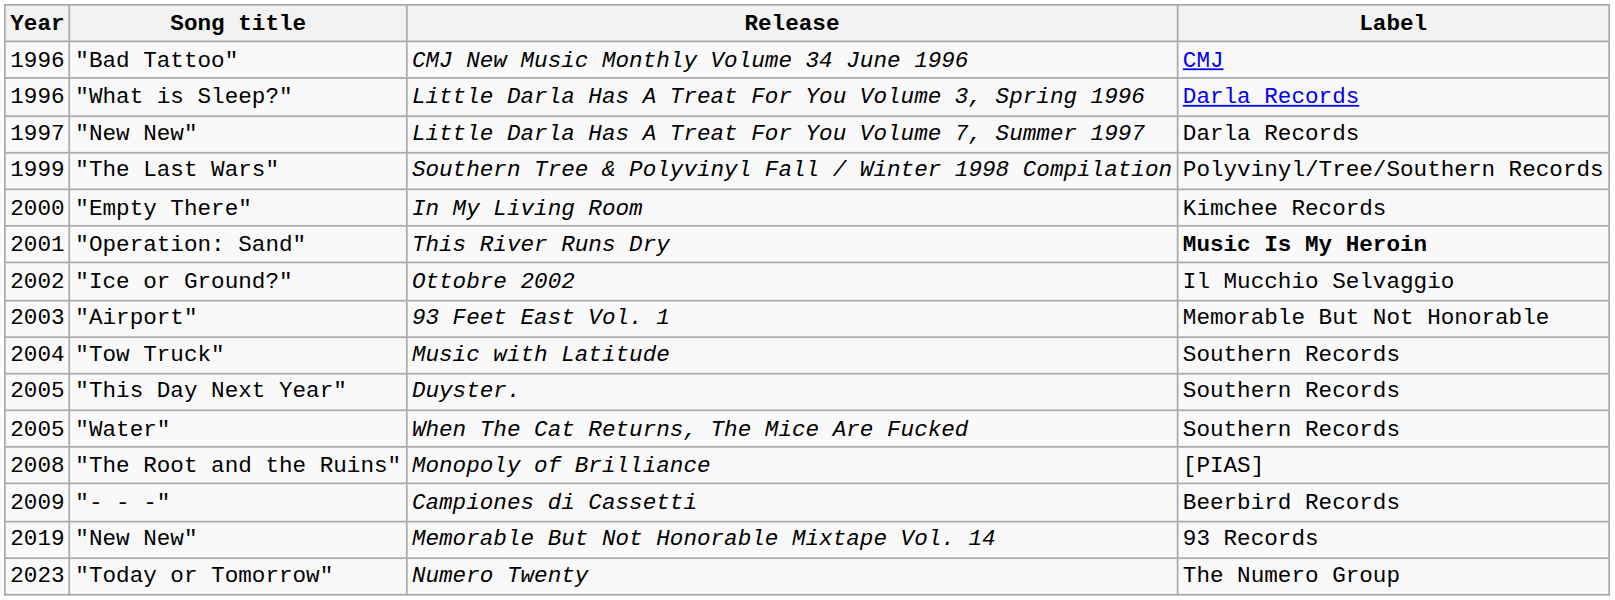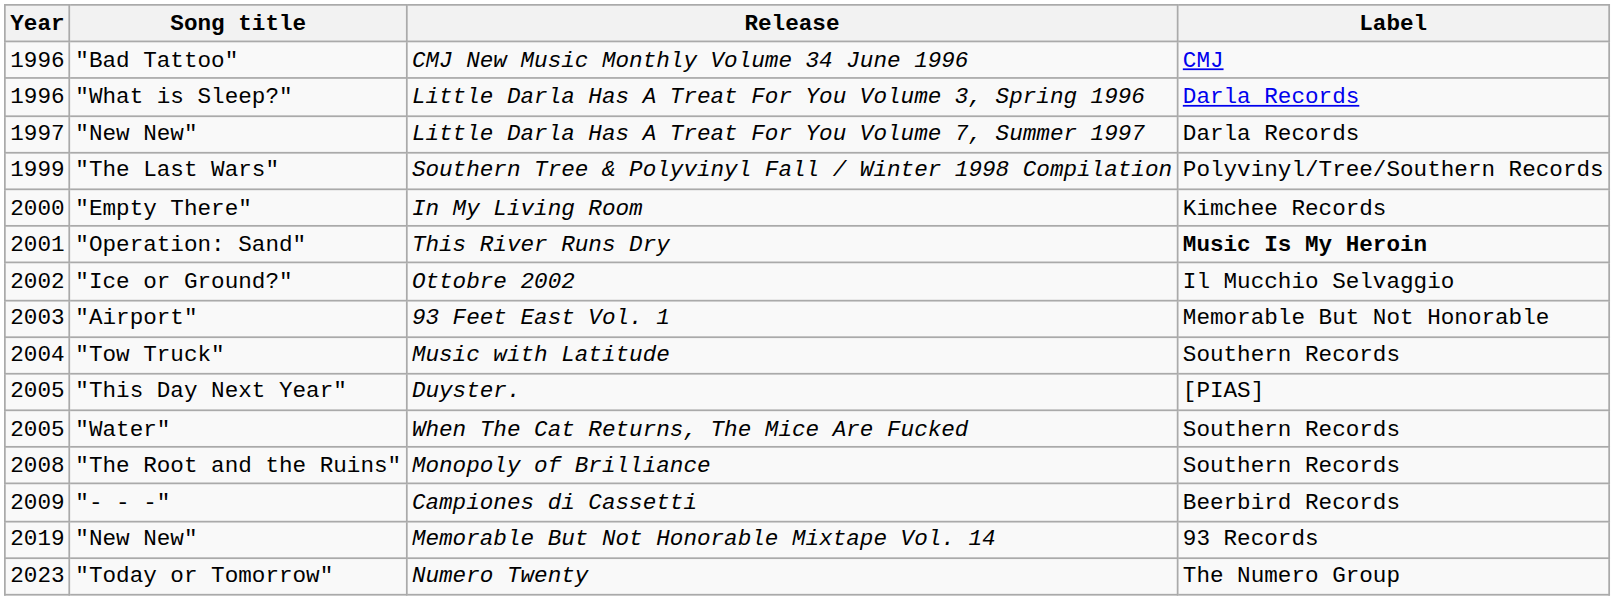(1291, 392) Southern Records -> (1224, 392) [PIAS]
(1224, 466) [PIAS] -> (1291, 466) Southern Records
